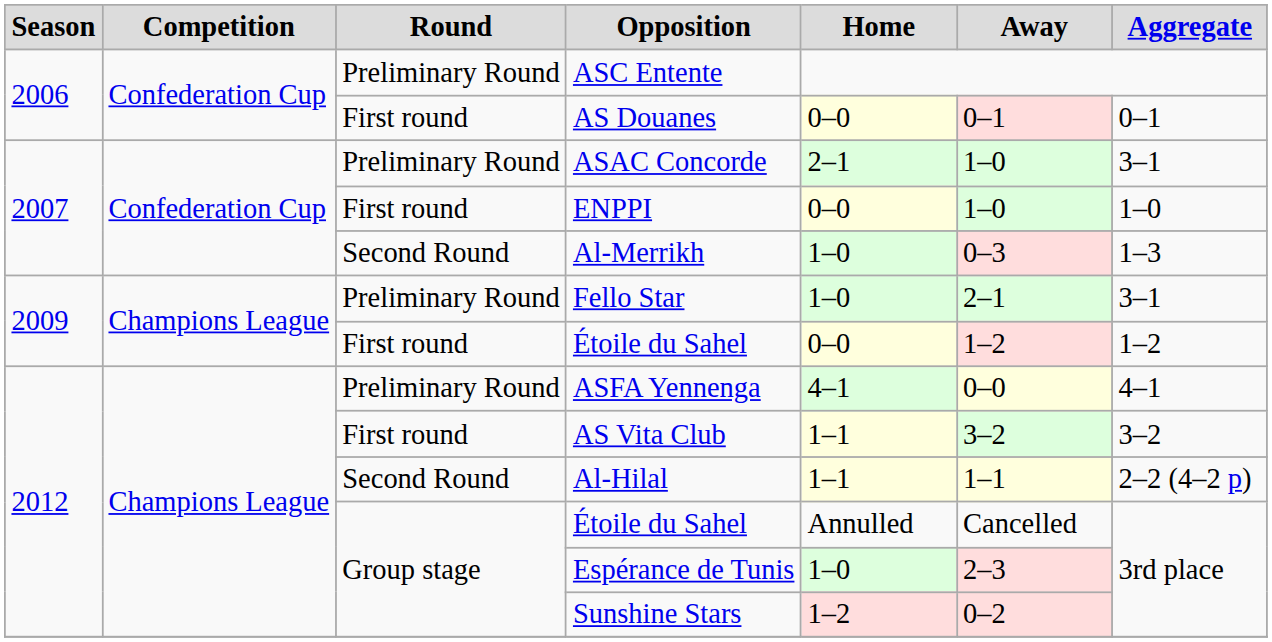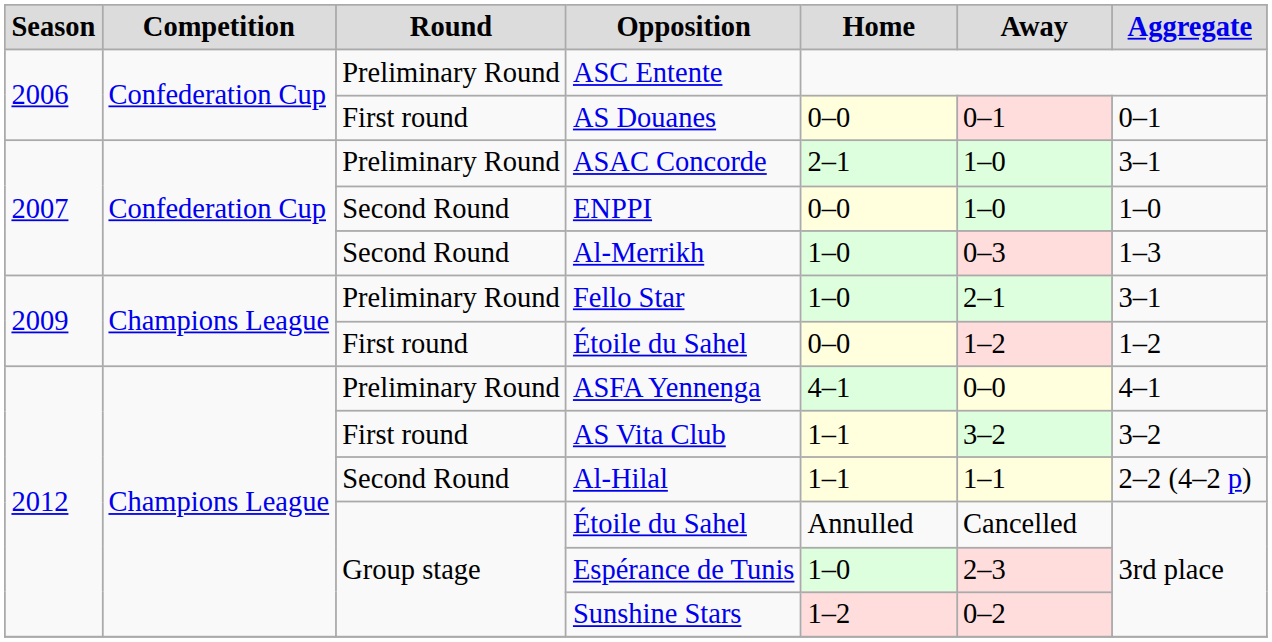(405, 207) First round -> (426, 207) Second Round
